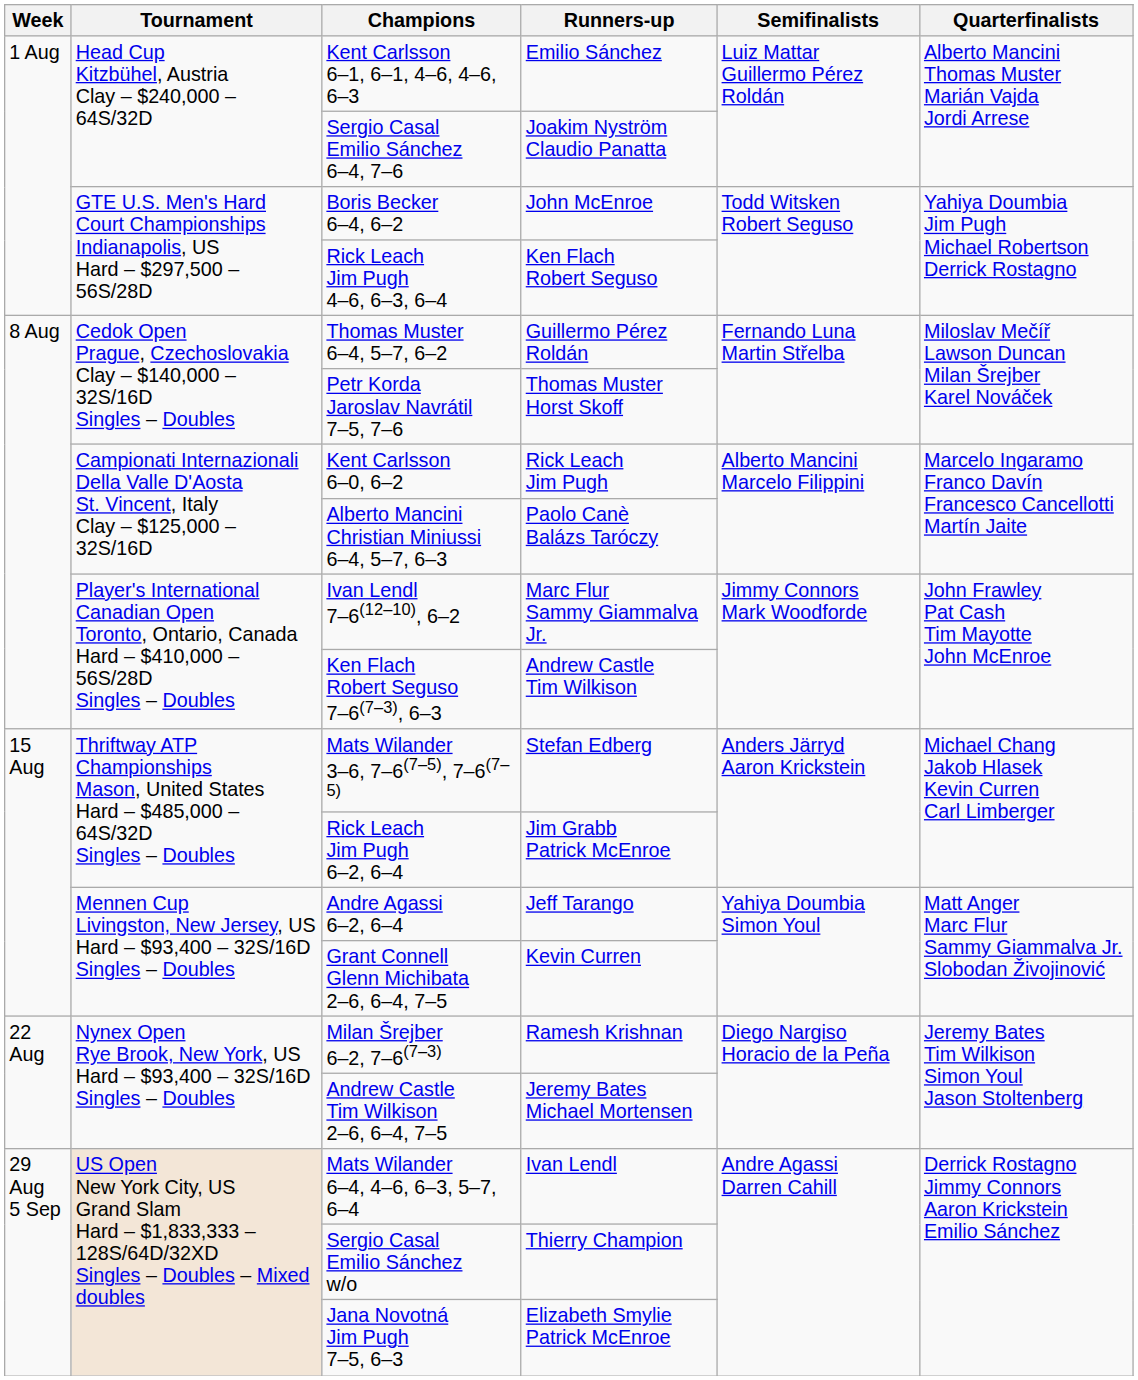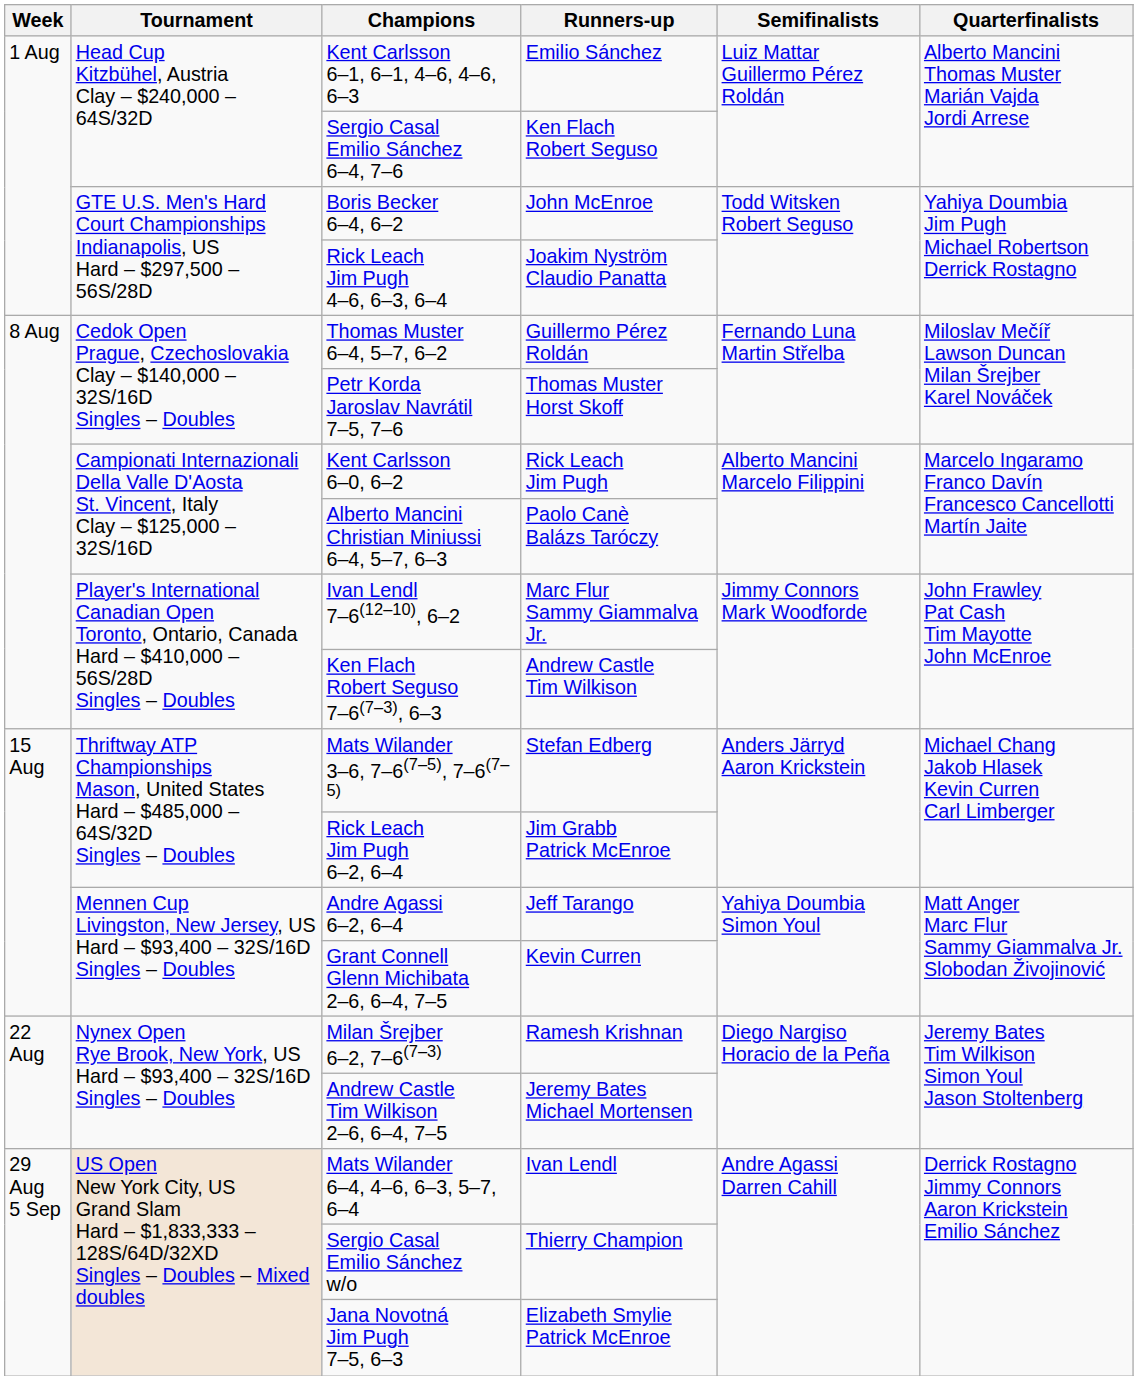(597, 138) Joakim Nyström Claudio Panatta -> (592, 138) Ken Flach Robert Seguso
(592, 267) Ken Flach Robert Seguso -> (597, 267) Joakim Nyström Claudio Panatta
